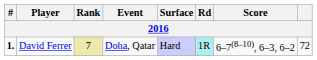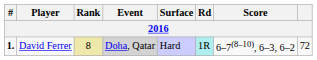(88, 46) 7 -> (88, 46) 8
(130, 46) no background -> (130, 46) lightgrey background
